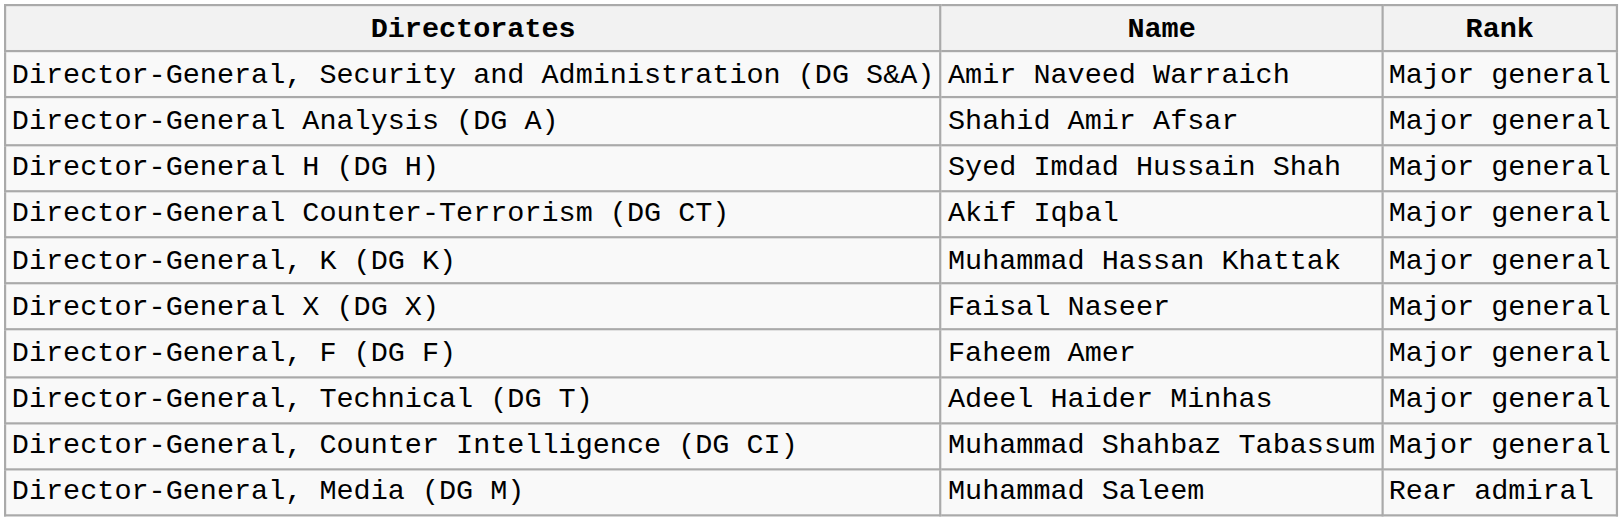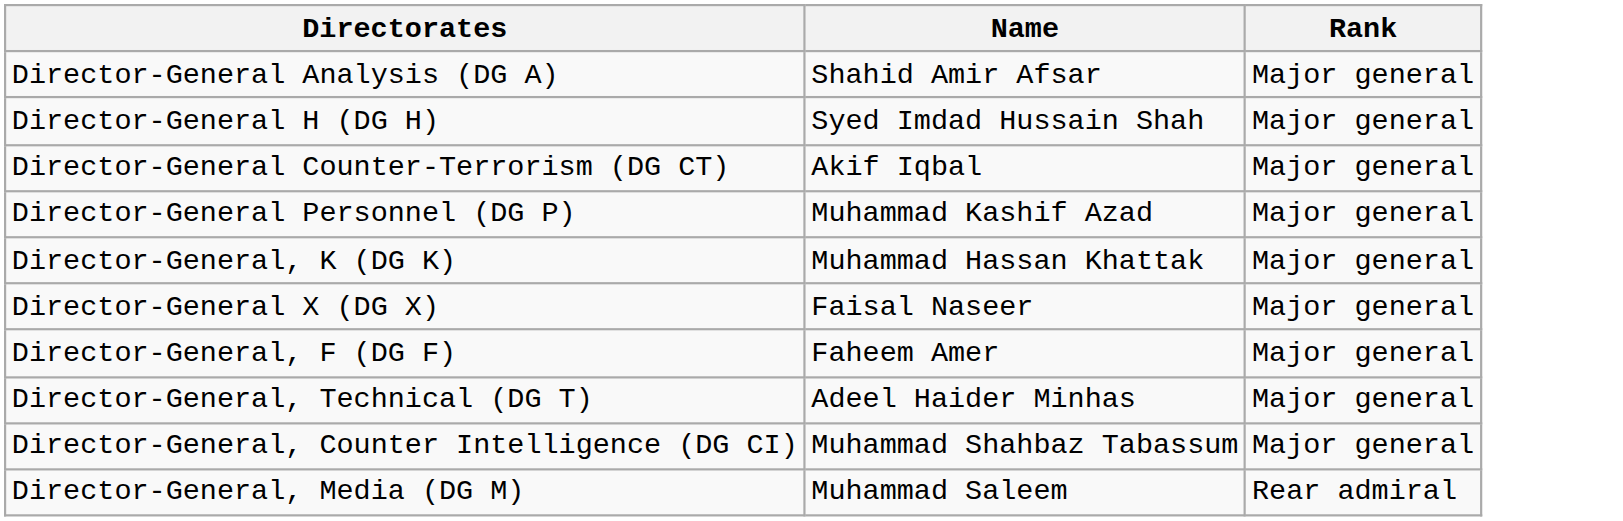- row: (473, 75)
+ row: (294, 214)
